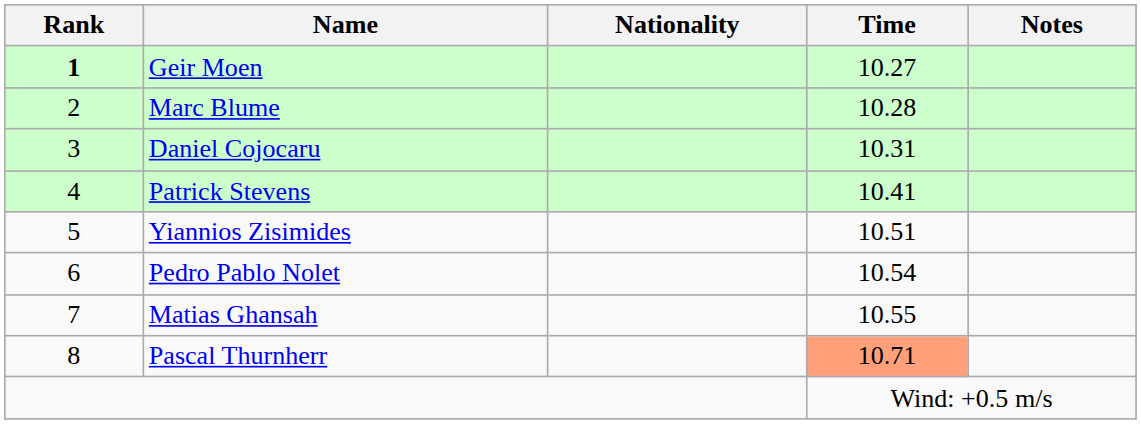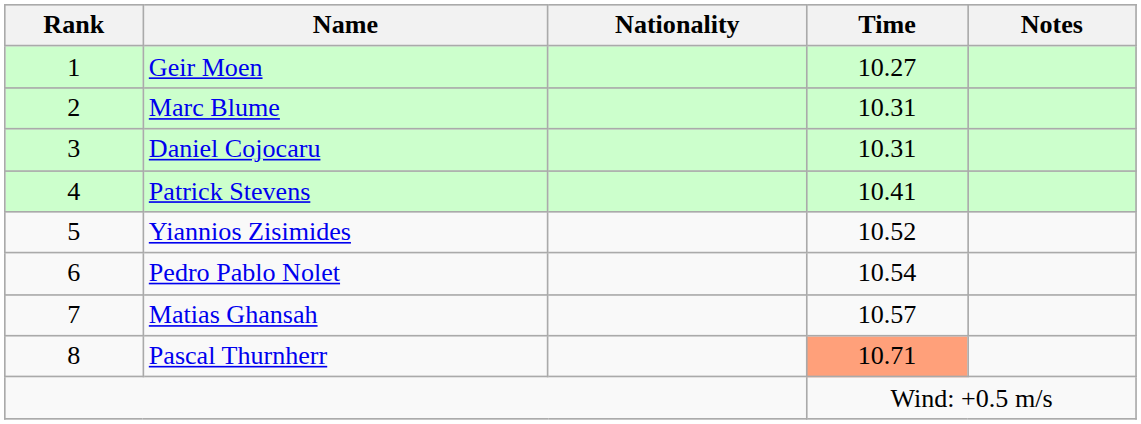(74, 66) bold -> (74, 66) normal
(887, 107) 10.28 -> (887, 107) 10.31
(887, 231) 10.51 -> (887, 231) 10.52
(887, 314) 10.55 -> (887, 314) 10.57
